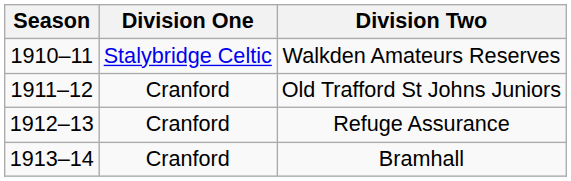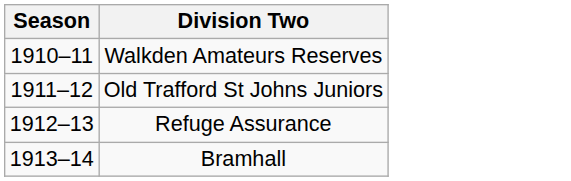- column: (188, 21)
